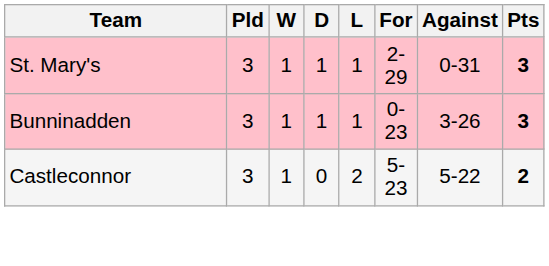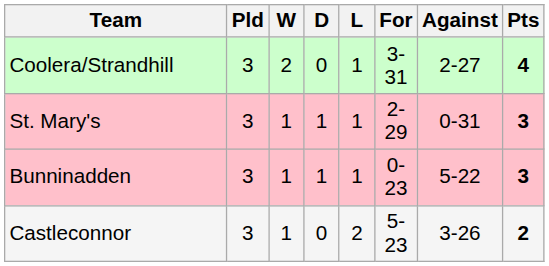+ row: (91, 65)
(460, 121) 3-26 -> (460, 177) 5-22
(460, 177) 5-22 -> (460, 233) 3-26
